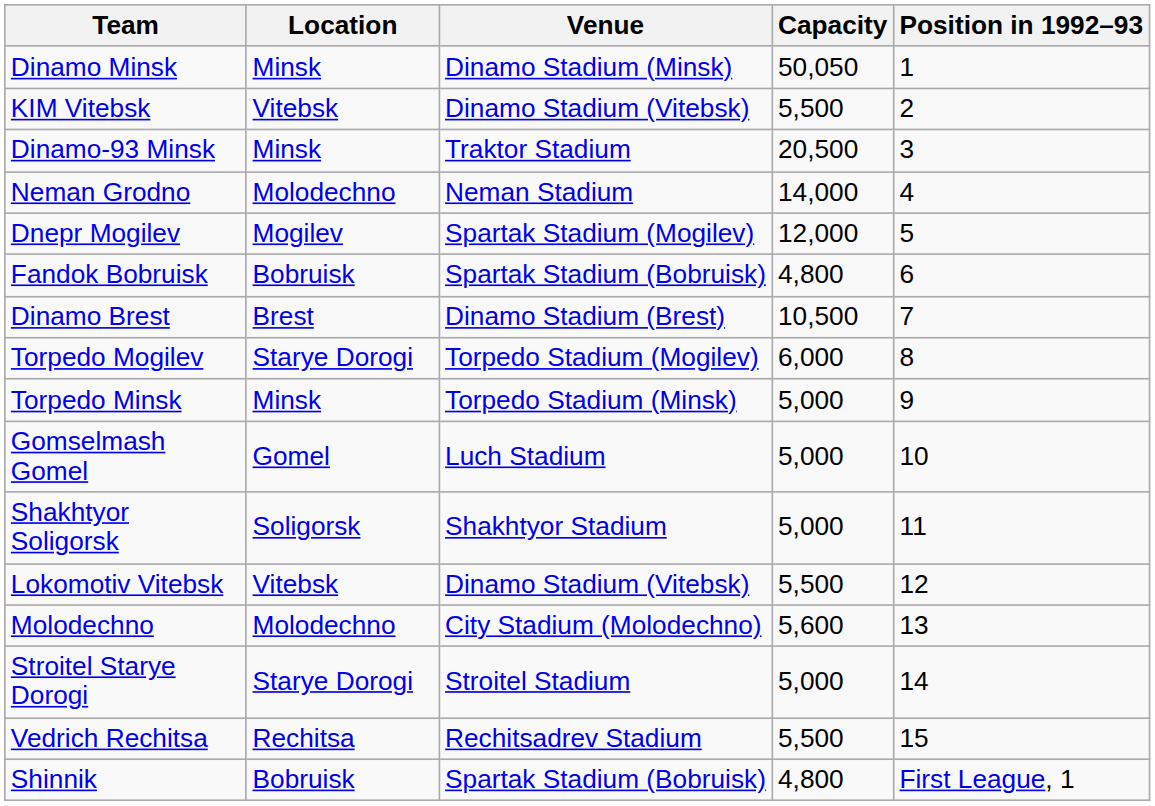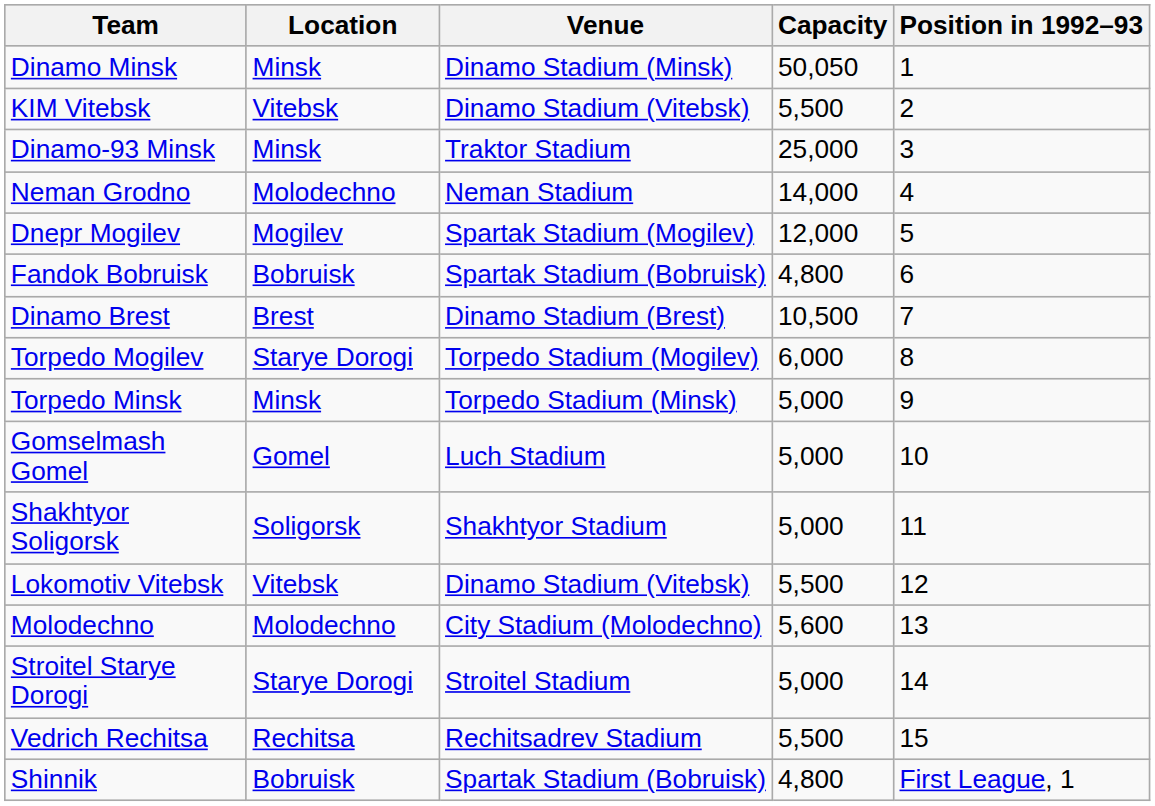(818, 150) 20,500 -> (818, 150) 25,000
